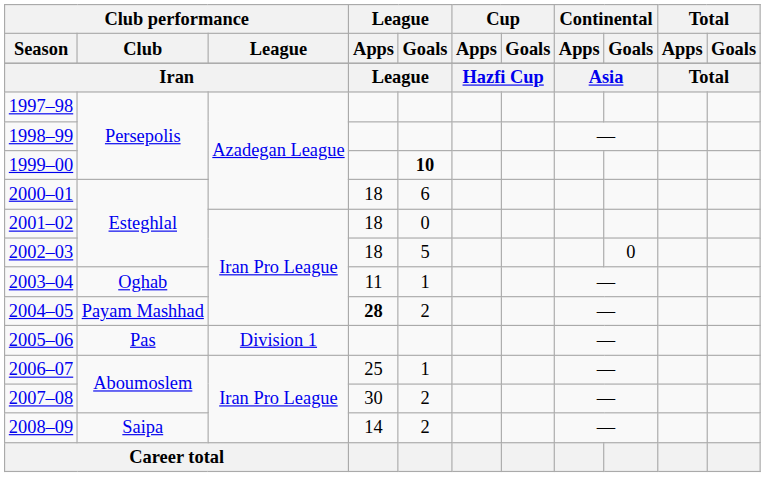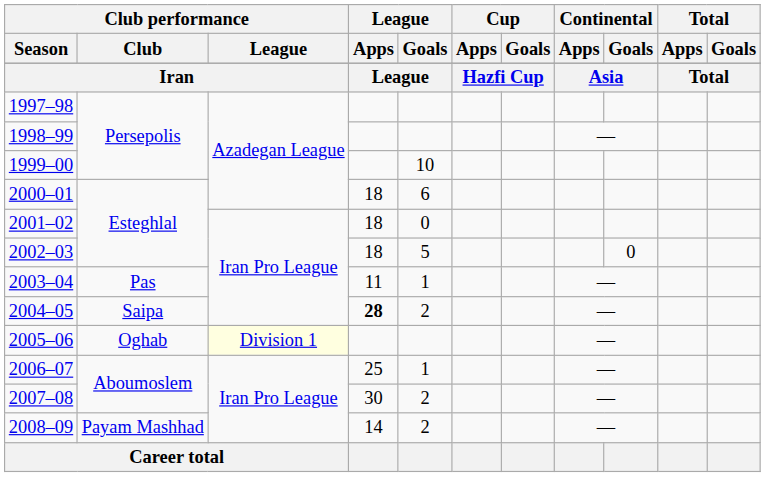(425, 164) bold -> (425, 164) normal
(143, 281) Oghab -> (143, 281) Pas
(143, 310) Payam Mashhad -> (143, 310) Saipa
(143, 340) Pas -> (143, 340) Oghab
(278, 340) no background -> (278, 340) lightyellow background
(143, 427) Saipa -> (143, 427) Payam Mashhad
